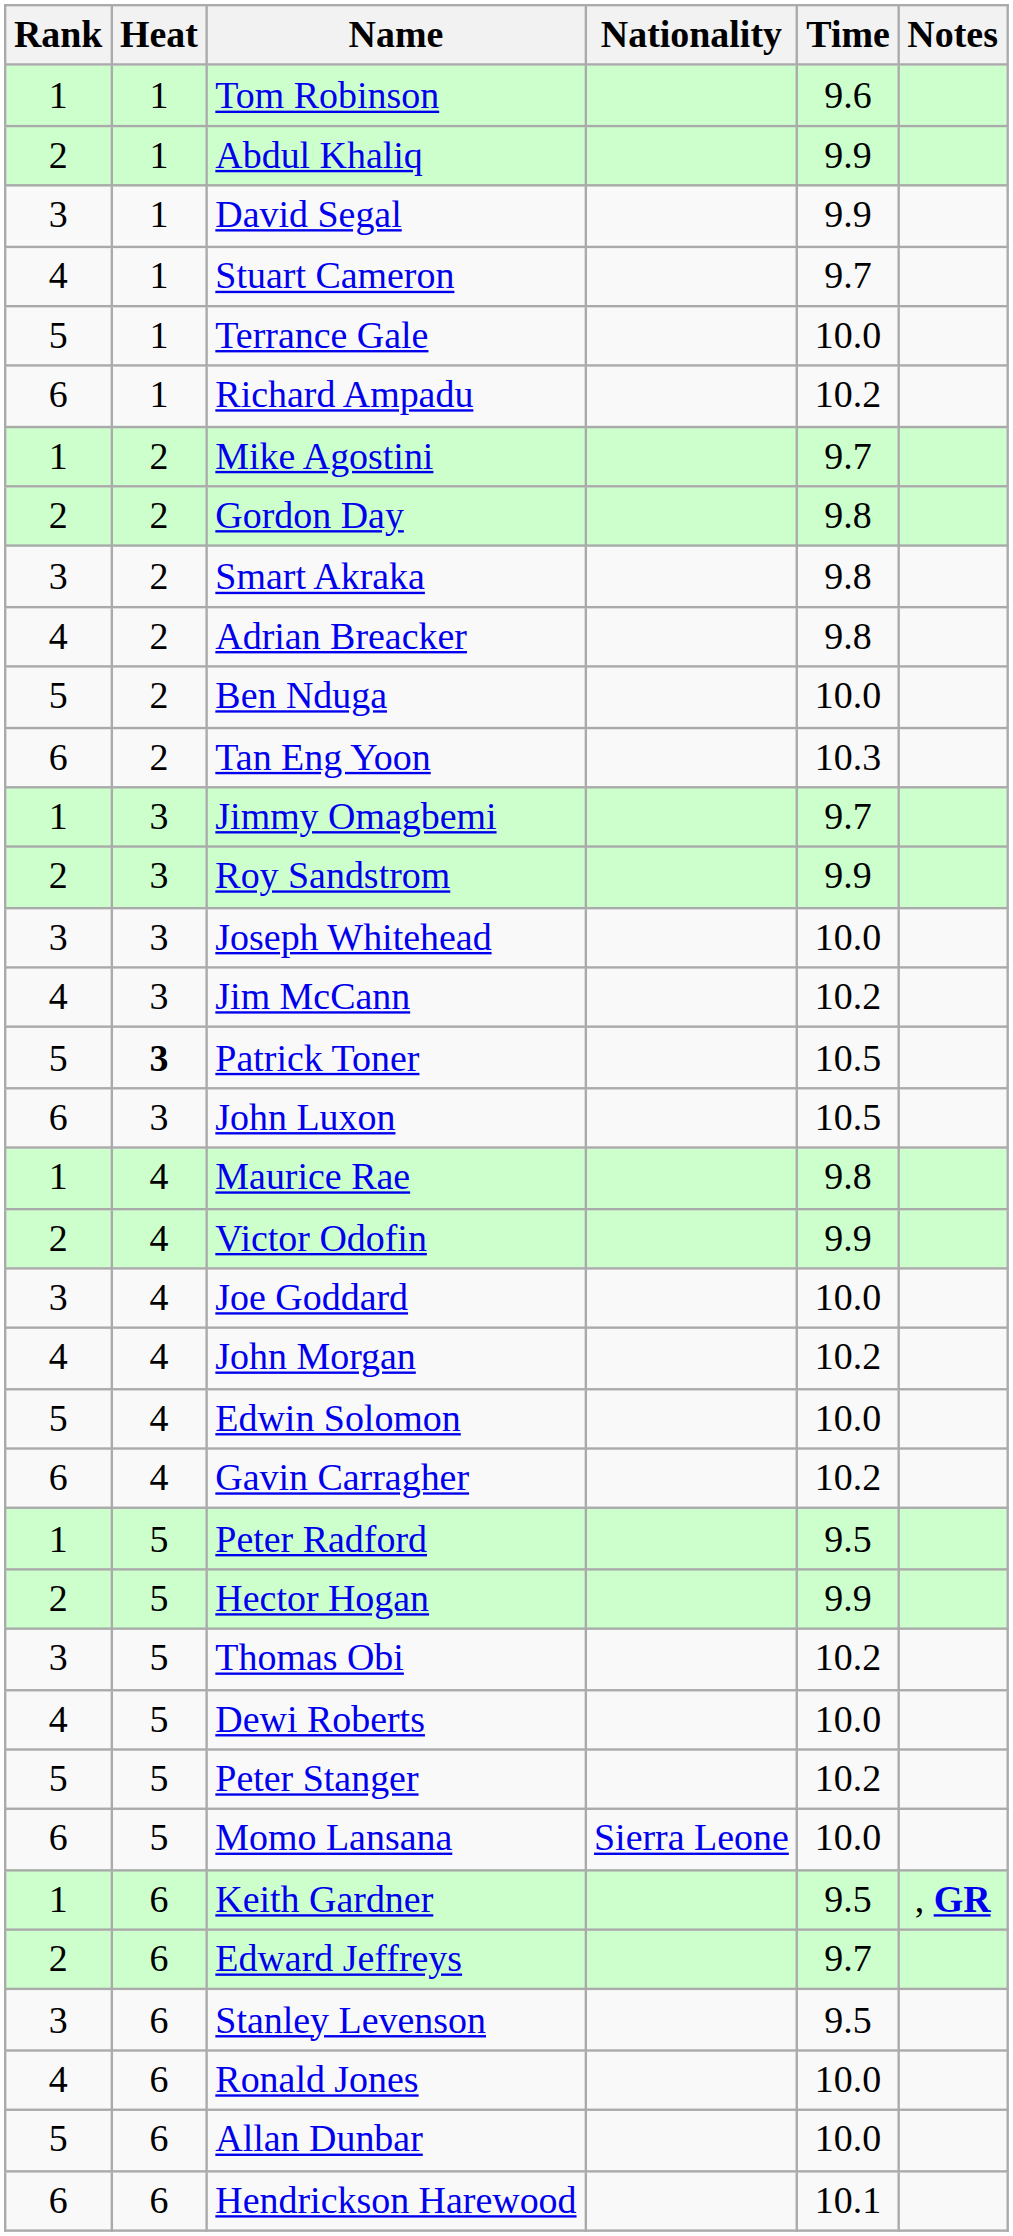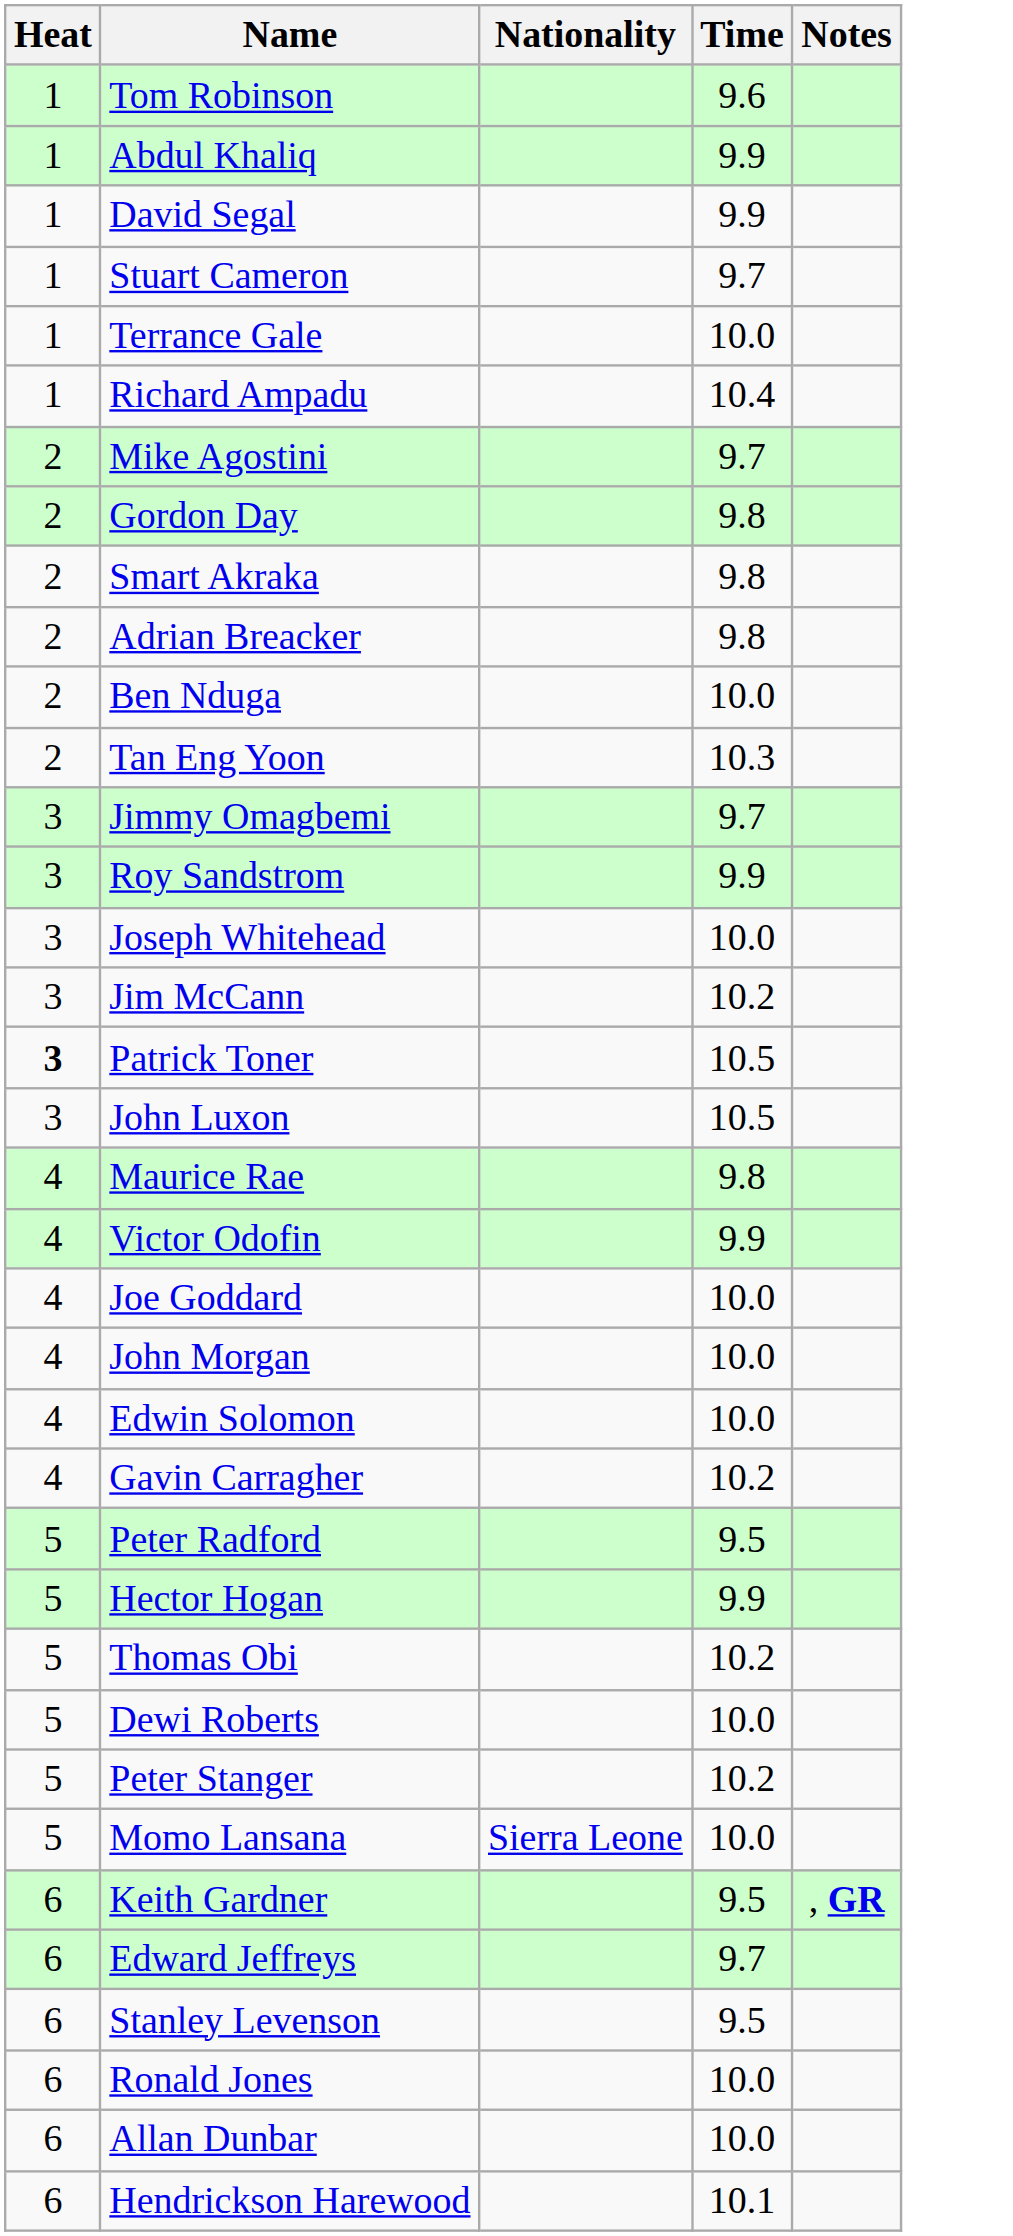- column: (58, 34)
(848, 395) 10.2 -> (742, 395) 10.4
(848, 1357) 10.2 -> (742, 1357) 10.0
